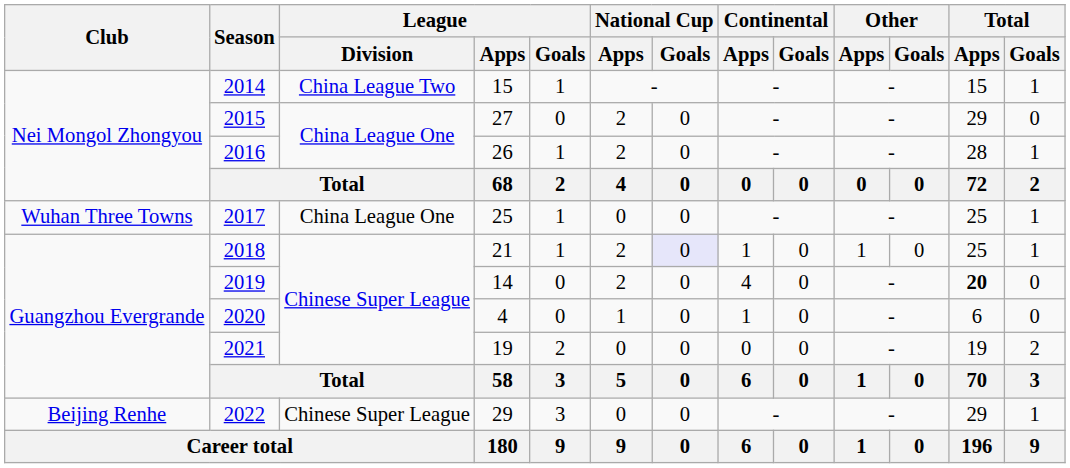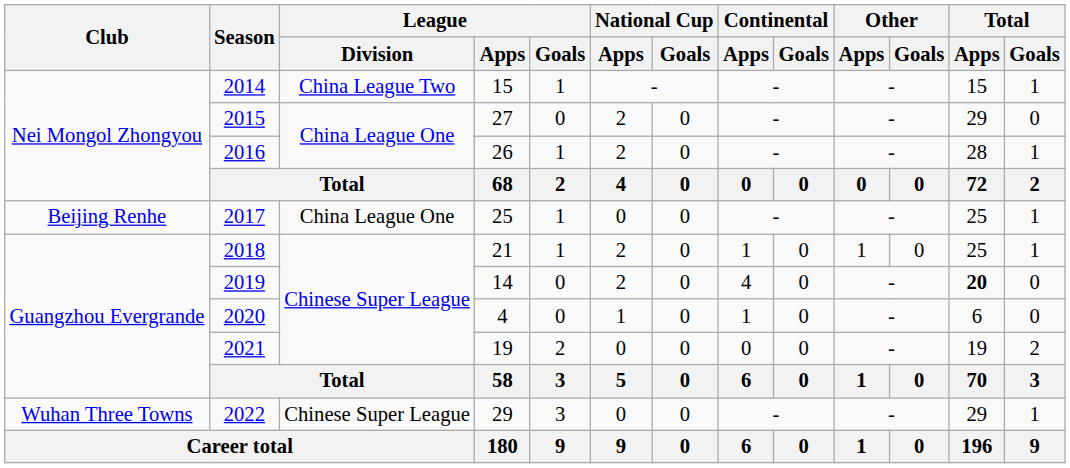(107, 217) Wuhan Three Towns -> (107, 217) Beijing Renhe
(685, 250) lavender background -> (685, 250) no background
(107, 413) Beijing Renhe -> (107, 413) Wuhan Three Towns
